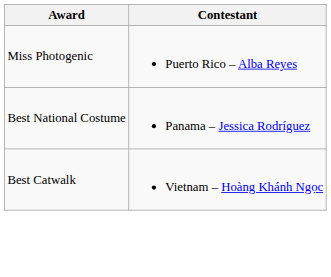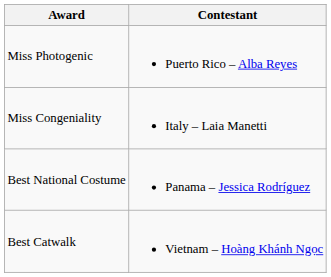+ row: (54, 118)
